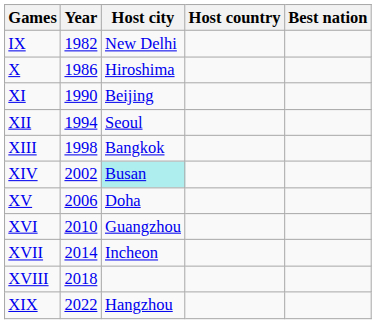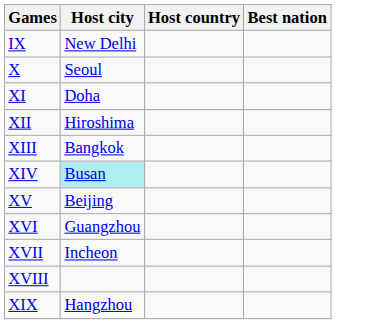- column: (81, 17)
(140, 69) Hiroshima -> (83, 69) Seoul
(129, 95) Beijing -> (82, 95) Doha
(124, 122) Seoul -> (99, 122) Hiroshima
(123, 200) Doha -> (89, 200) Beijing
